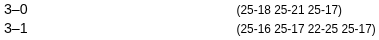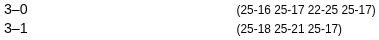(289, 10) (25-18 25-21 25-17) -> (306, 10) (25-16 25-17 22-25 25-17)
(306, 29) (25-16 25-17 22-25 25-17) -> (289, 29) (25-18 25-21 25-17)
